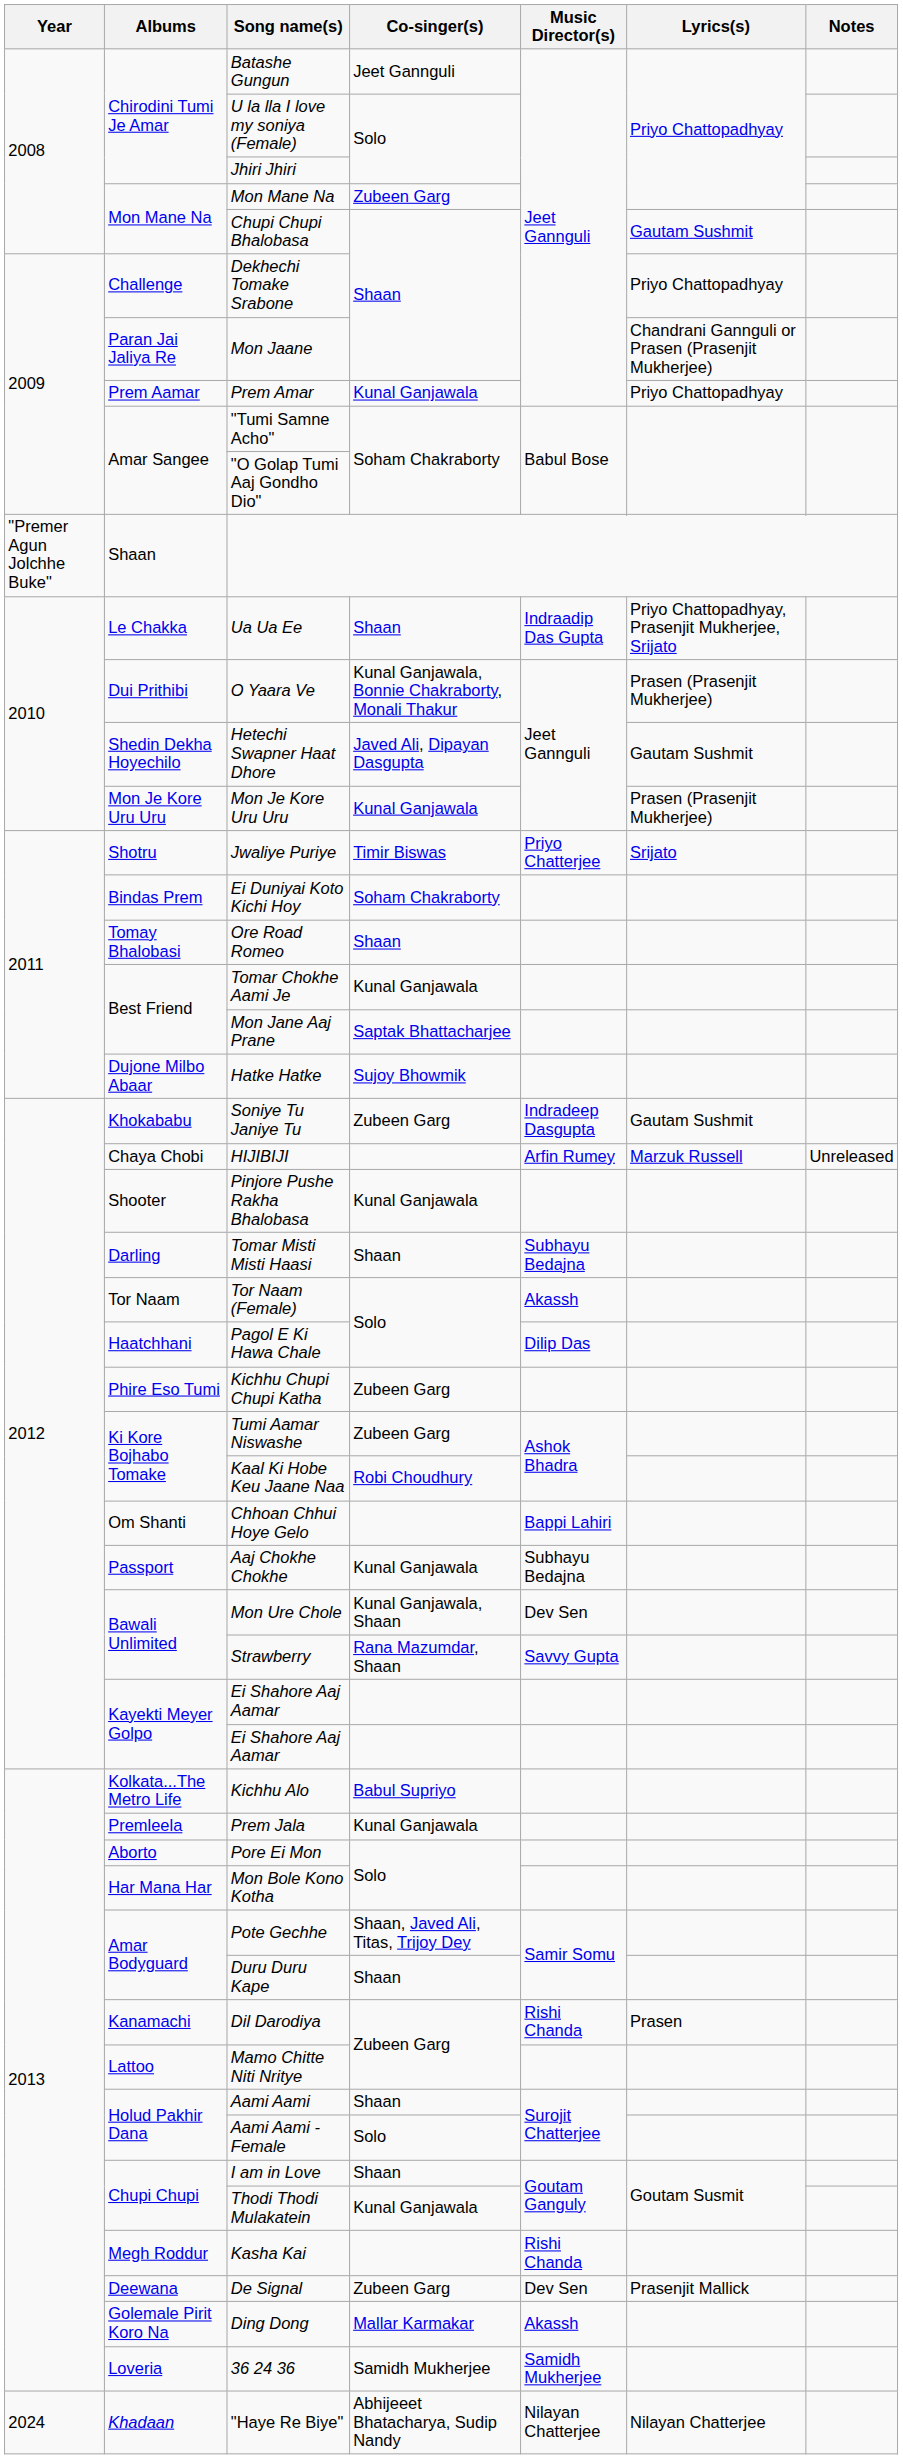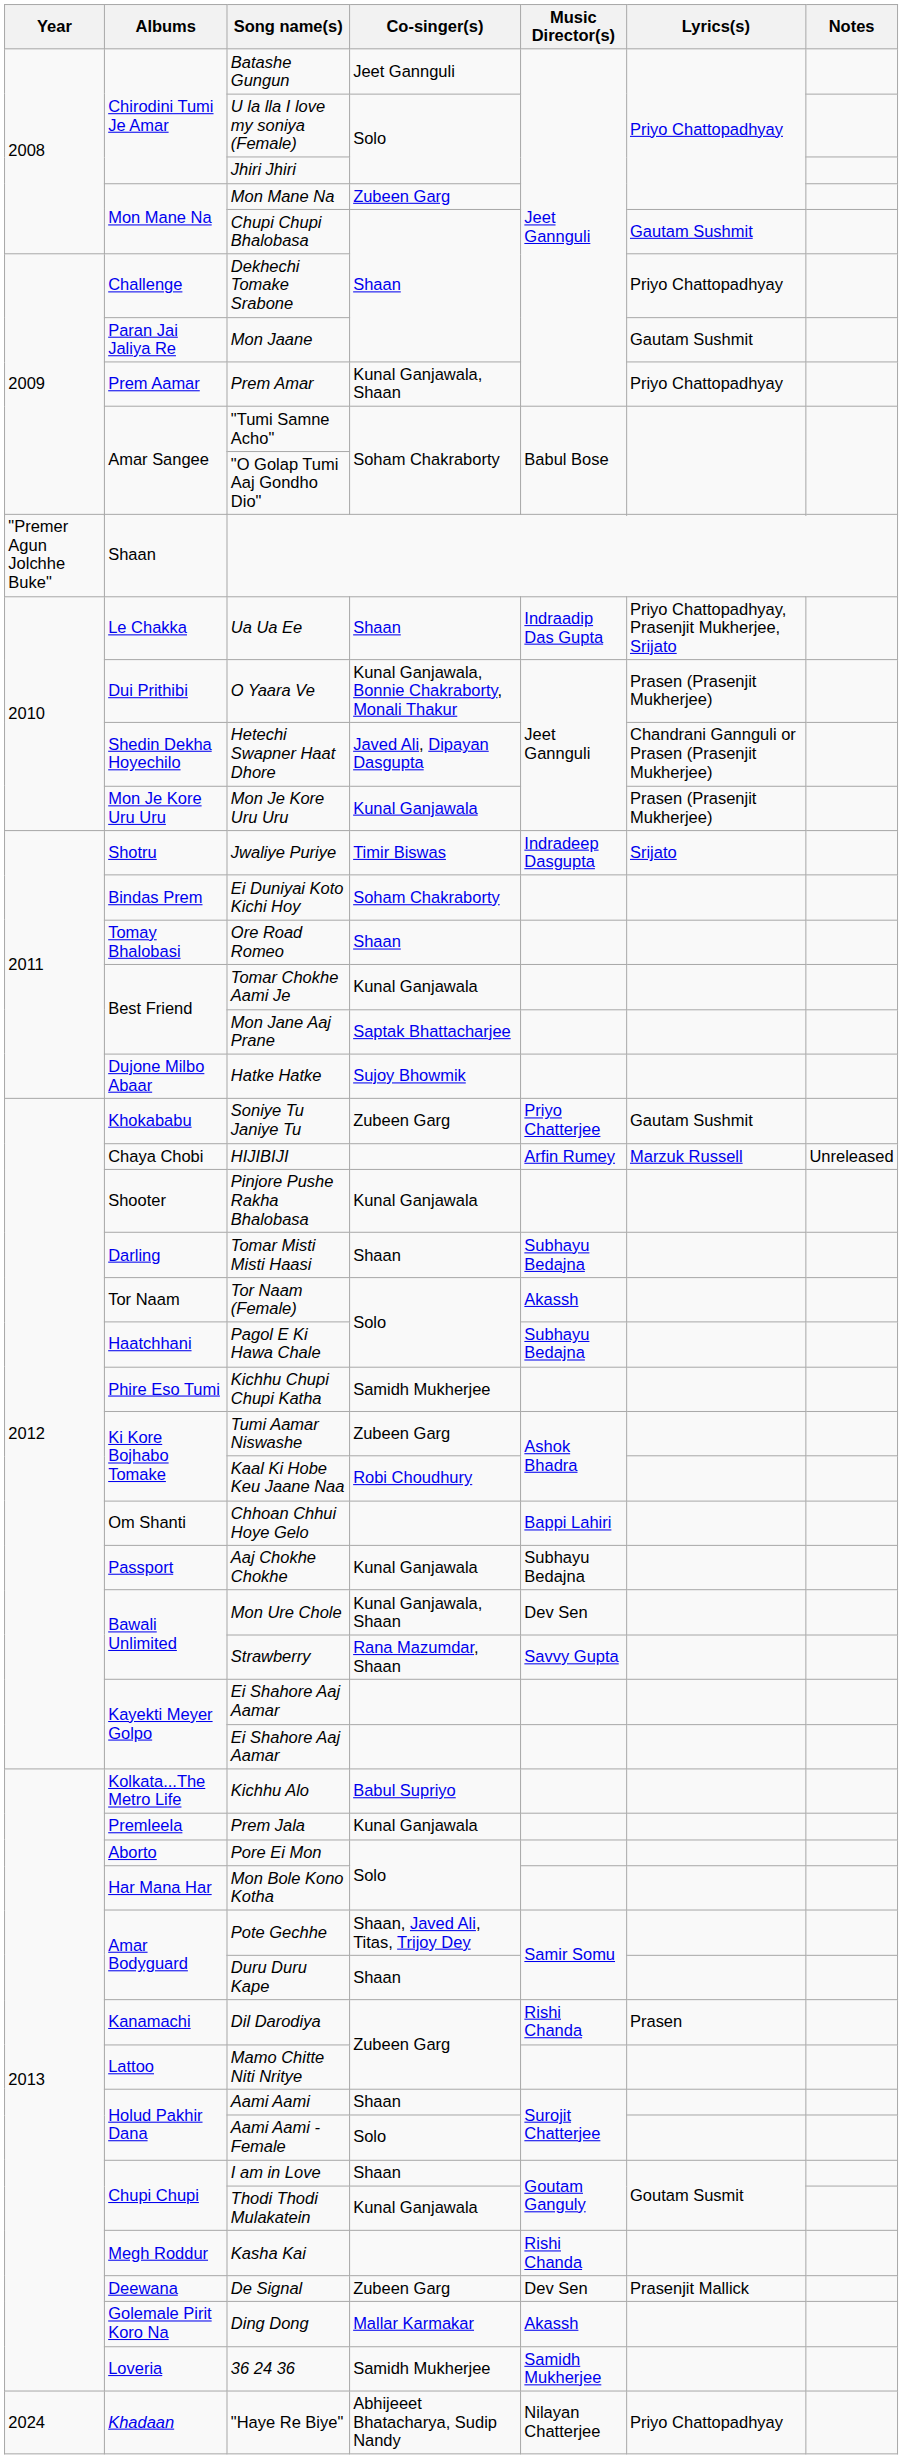(713, 348) Chandrani Gannguli or Prasen (Prasenjit Mukherjee) -> (691, 339) Gautam Sushmit
(415, 393) Kunal Ganjawala -> (418, 384) Kunal Ganjawala, Shaan
(691, 754) Gautam Sushmit -> (713, 754) Chandrani Gannguli or Prasen (Prasenjit Mukherjee)
(562, 852) Priyo Chatterjee -> (561, 852) Indradeep Dasgupta
(561, 1120) Indradeep Dasgupta -> (562, 1120) Priyo Chatterjee
(557, 1344) Dilip Das -> (557, 1344) Subhayu Bedajna
(402, 1389) Zubeen Garg -> (422, 1389) Samidh Mukherjee
(698, 2422) Nilayan Chatterjee -> (706, 2422) Priyo Chattopadhyay
